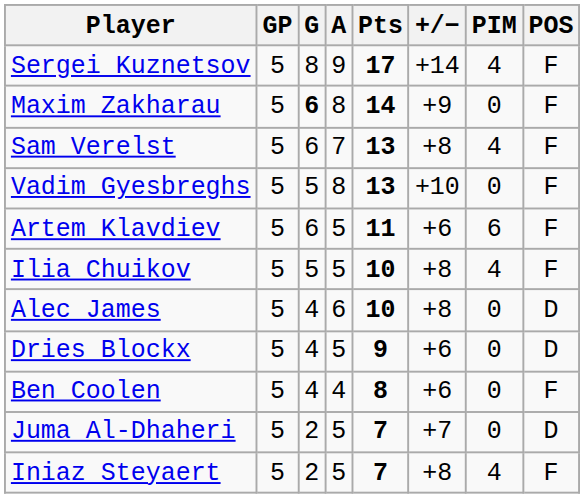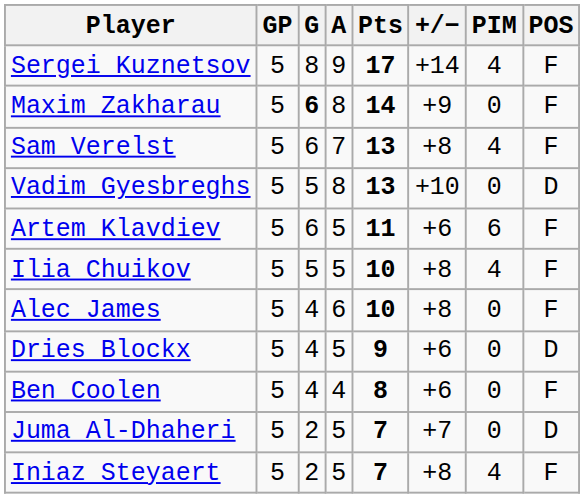(551, 188) F -> (551, 188) D
(551, 310) D -> (551, 310) F
